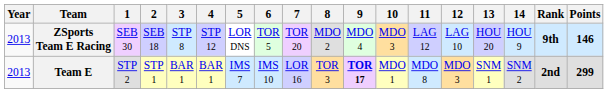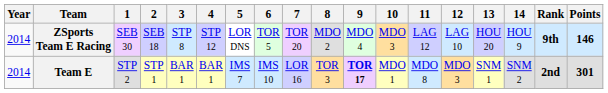(19, 39) 2013 -> (19, 39) 2014
(19, 72) 2013 -> (19, 72) 2014
(585, 72) 299 -> (585, 72) 301
